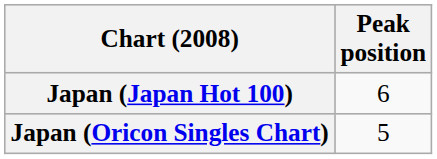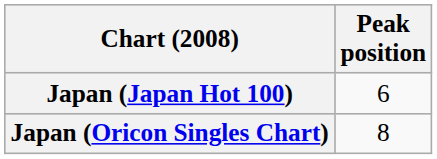(383, 133) 5 -> (383, 133) 8
